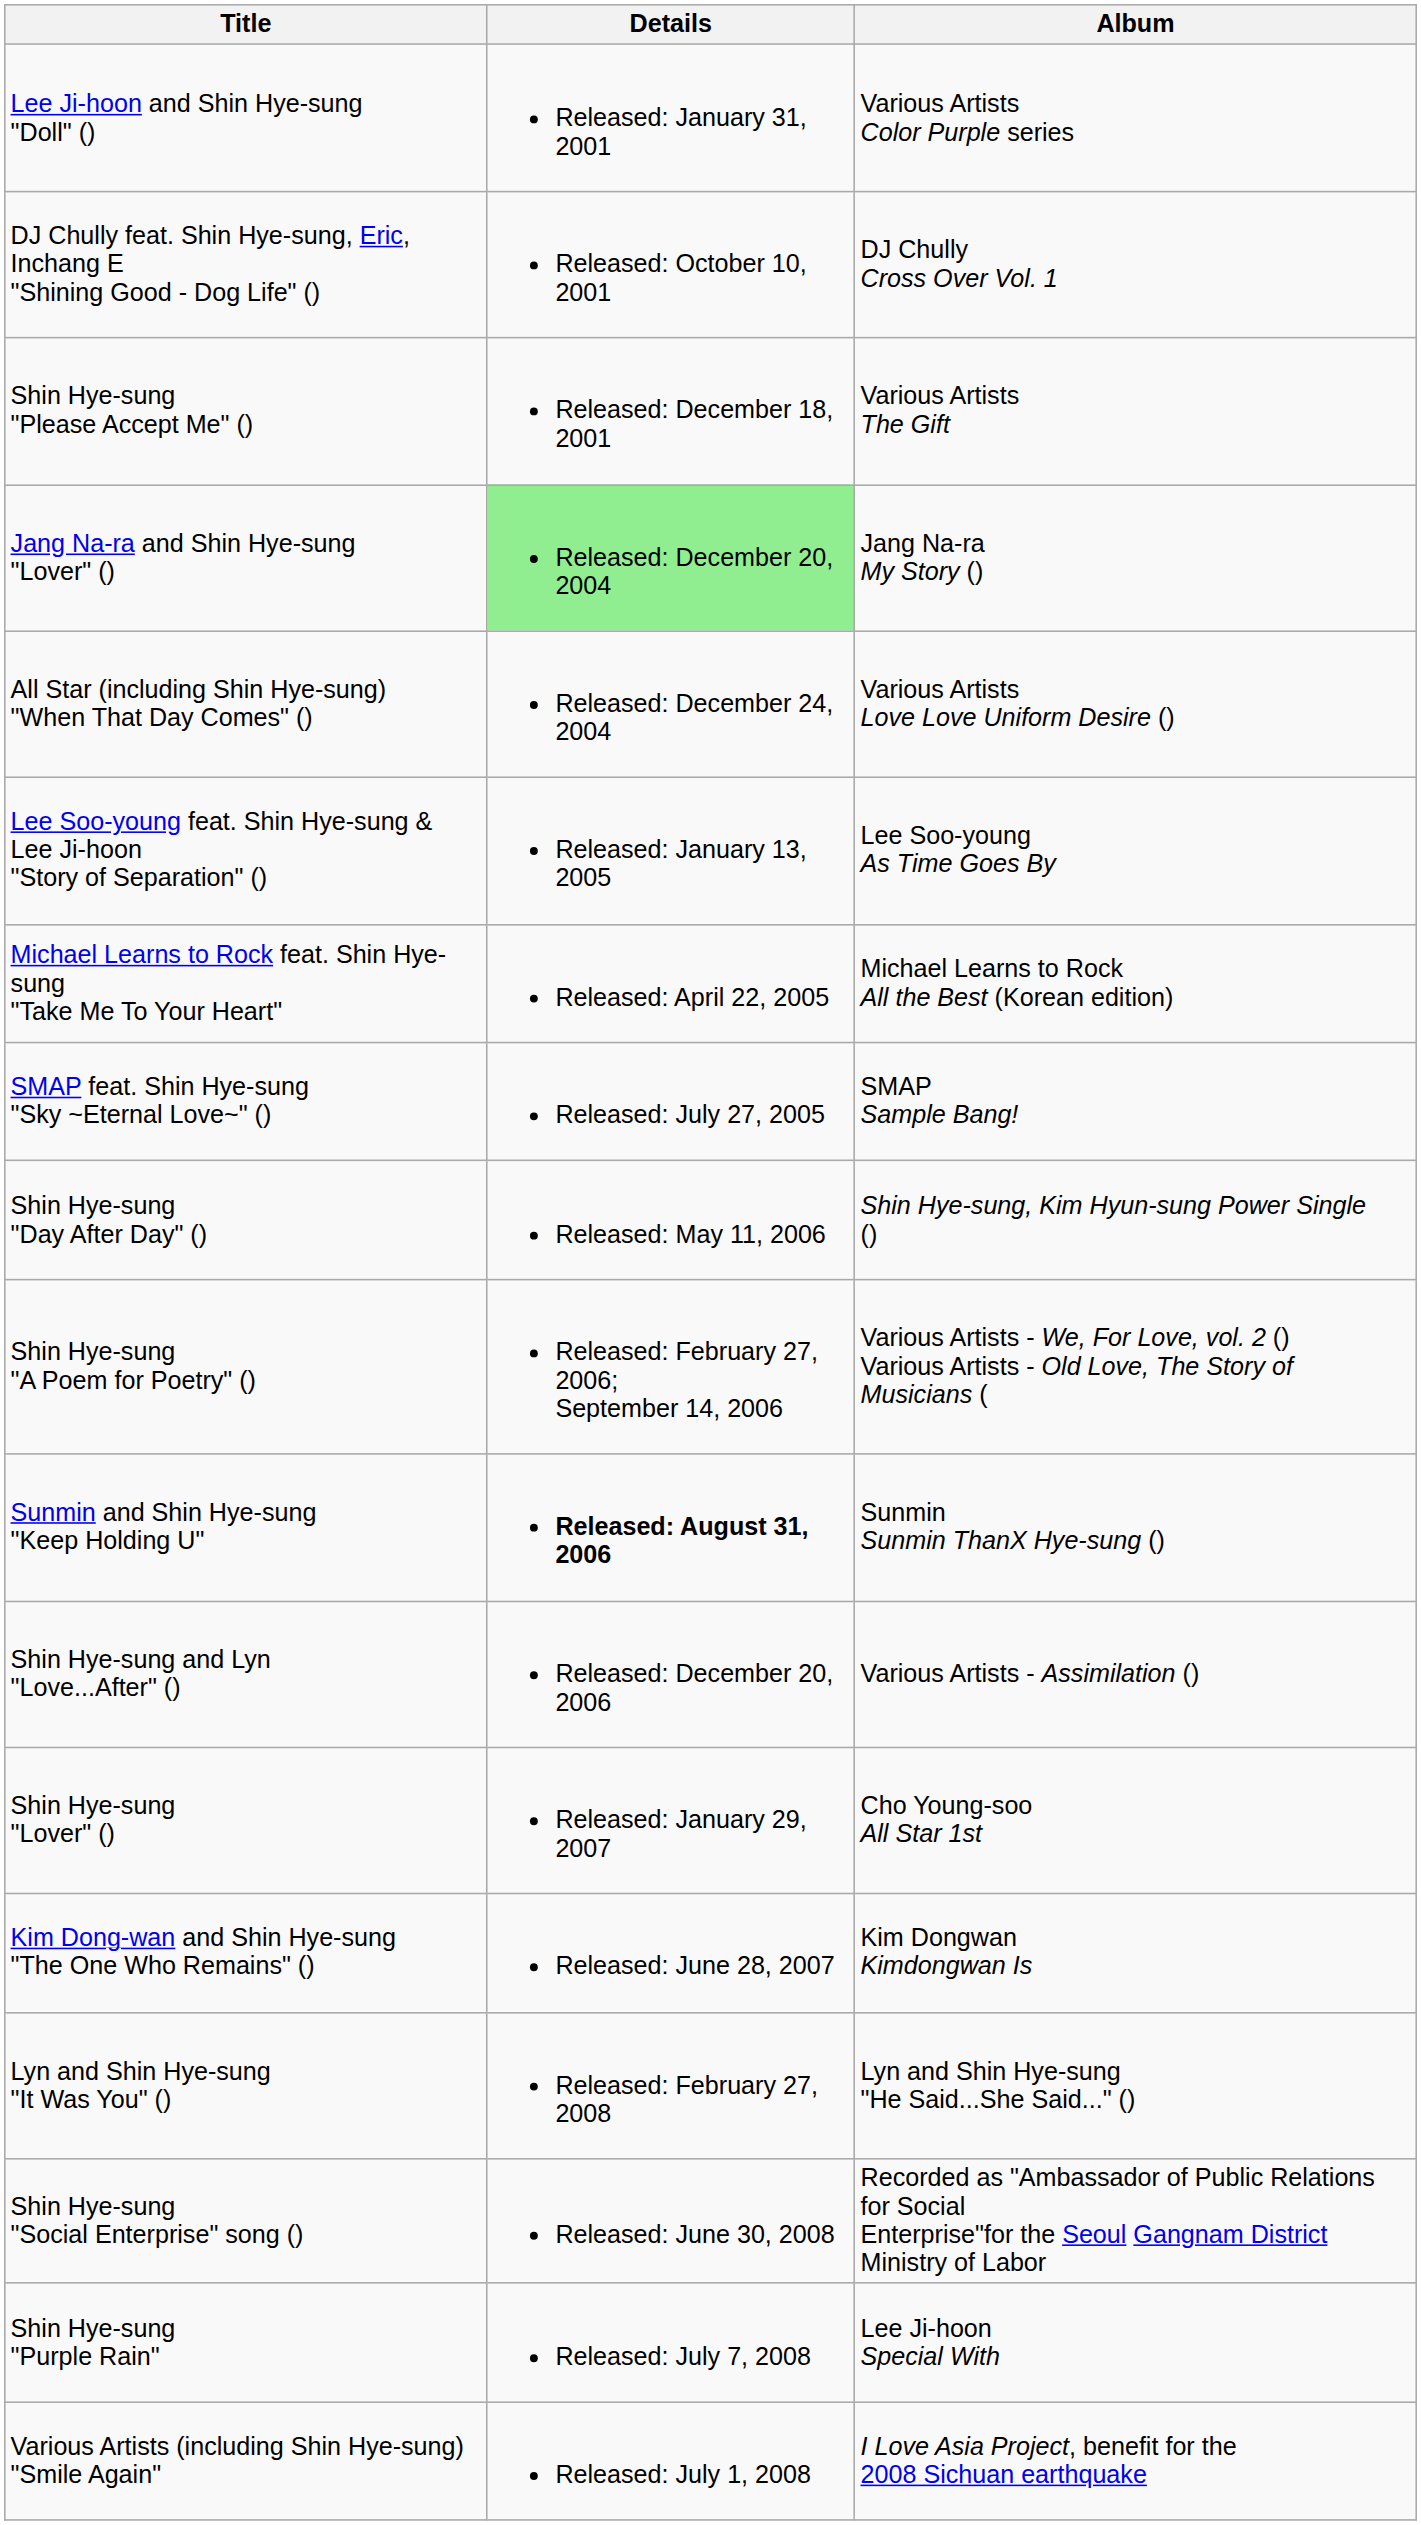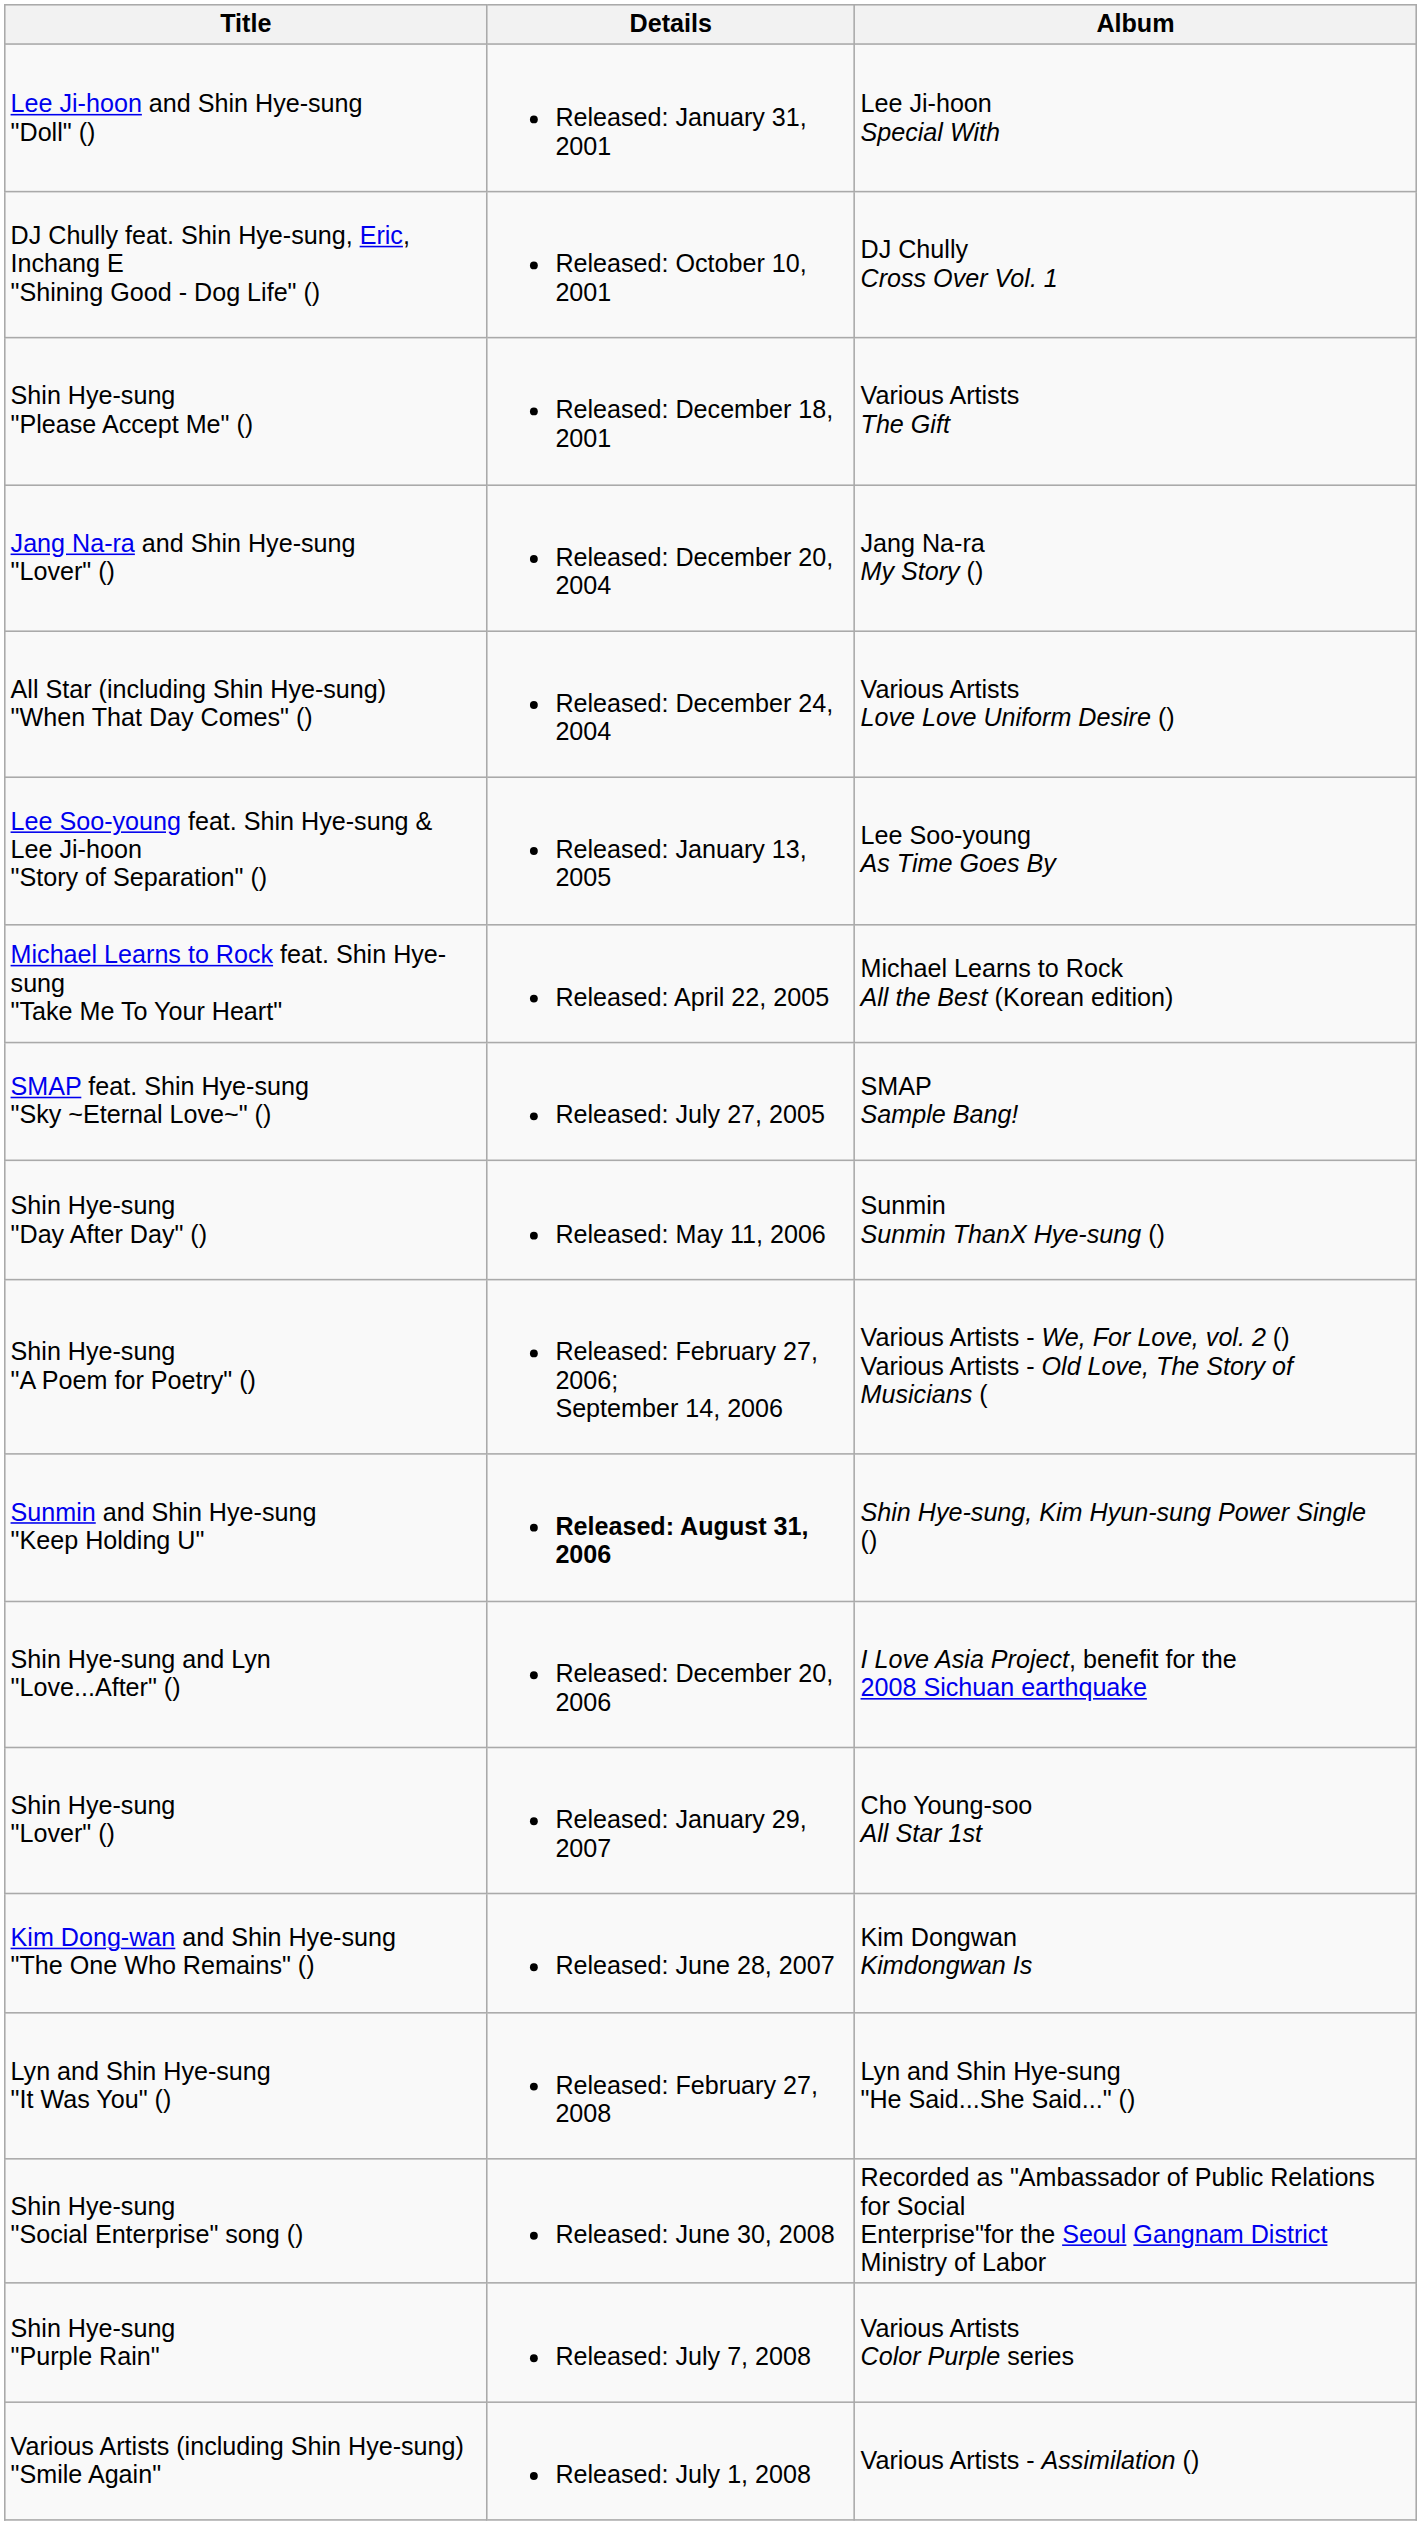(967, 117) Various Artists Color Purple series -> (930, 117) Lee Ji-hoon Special With
(671, 572) lightgreen background -> (671, 572) no background
(1113, 1219) Shin Hye-sung, Kim Hyun-sung Power Single () -> (1013, 1219) Sunmin Sunmin ThanX Hye-sung ()
(1013, 1527) Sunmin Sunmin ThanX Hye-sung () -> (1113, 1527) Shin Hye-sung, Kim Hyun-sung Power Single ()
(1030, 1673) Various Artists - Assimilation () -> (1049, 1673) I Love Asia Project, benefit for the 2008 Sichuan earthquake
(930, 2342) Lee Ji-hoon Special With -> (967, 2342) Various Artists Color Purple series
(1049, 2460) I Love Asia Project, benefit for the 2008 Sichuan earthquake -> (1030, 2460) Various Artists - Assimilation ()
